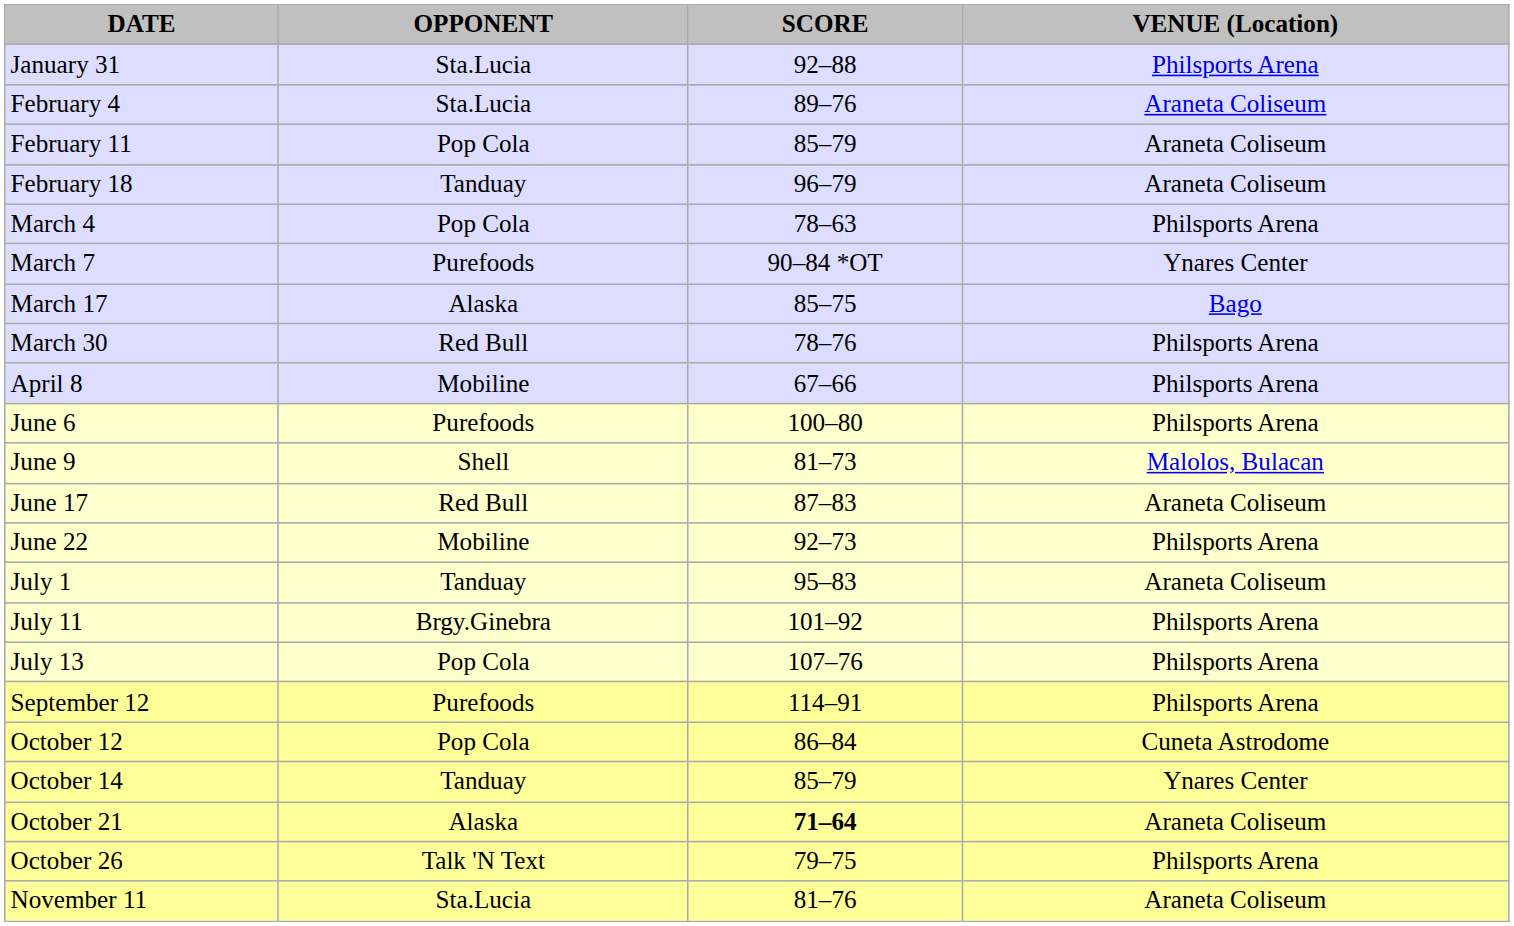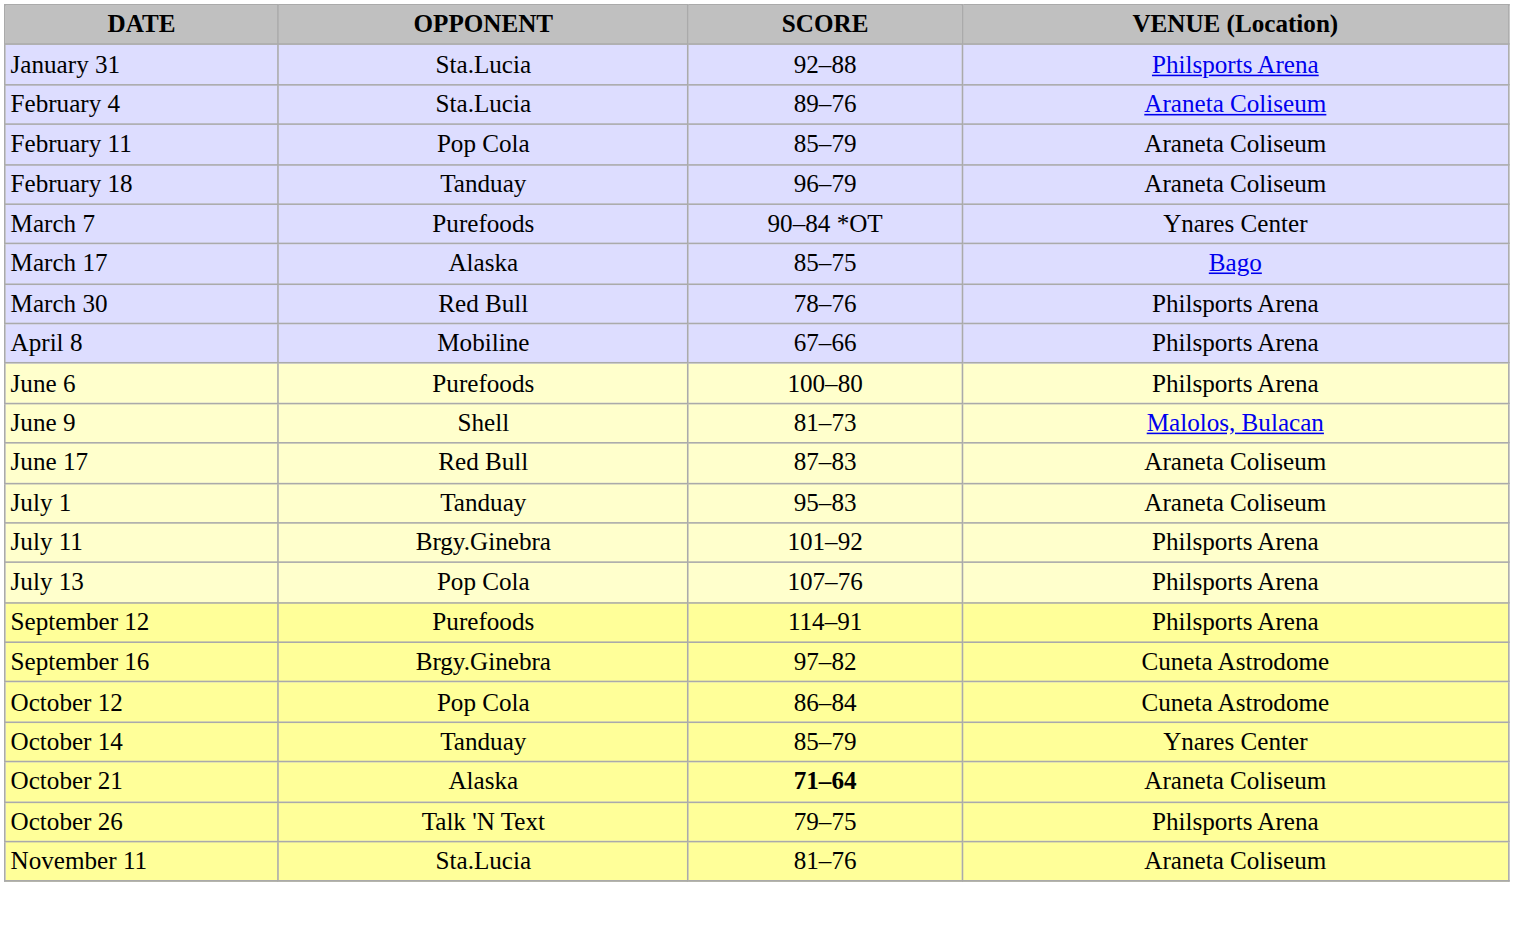- row: (53, 223)
- row: (49, 542)
+ row: (80, 661)
